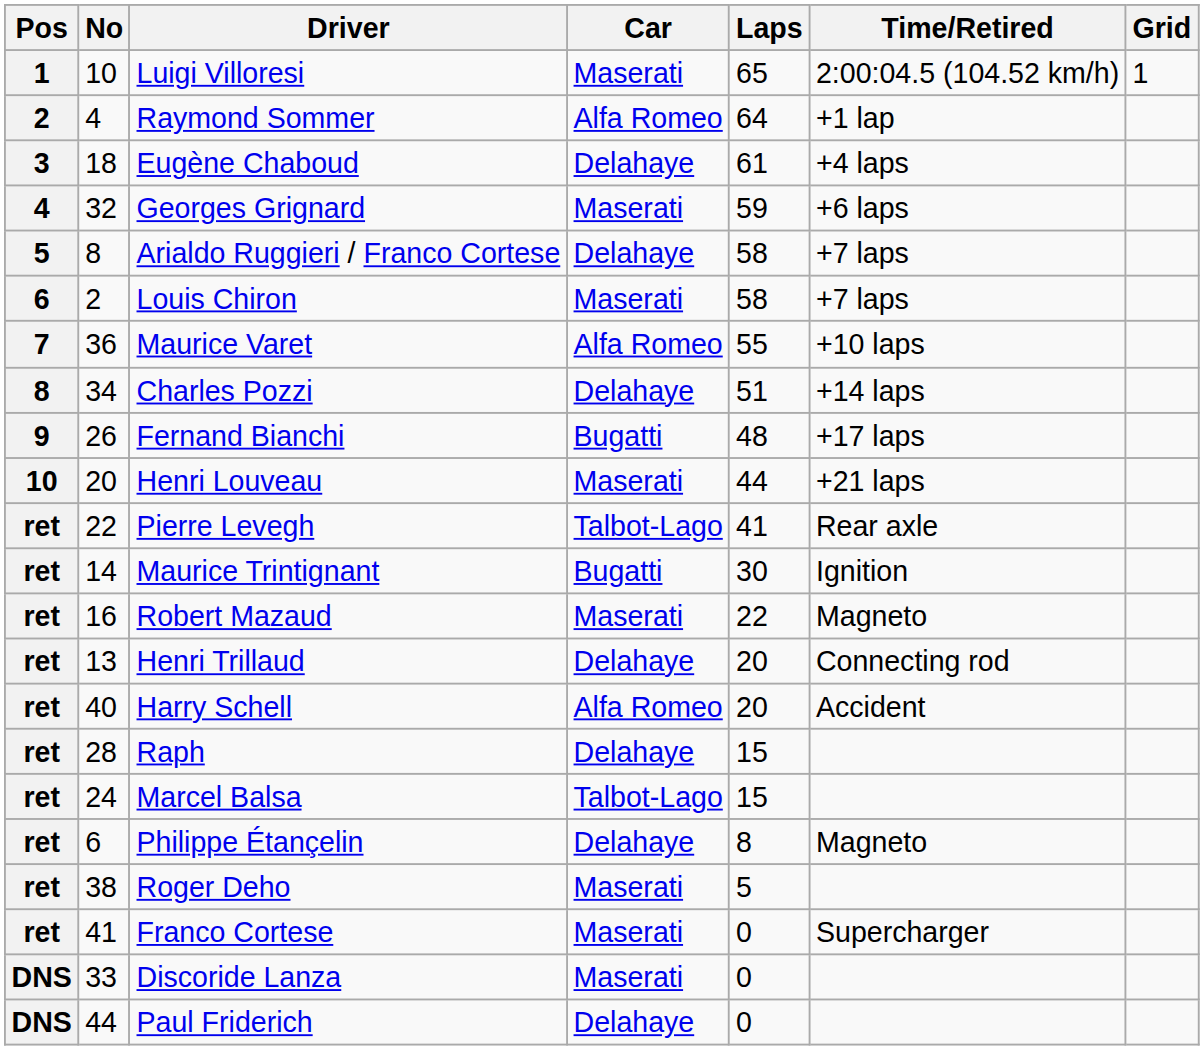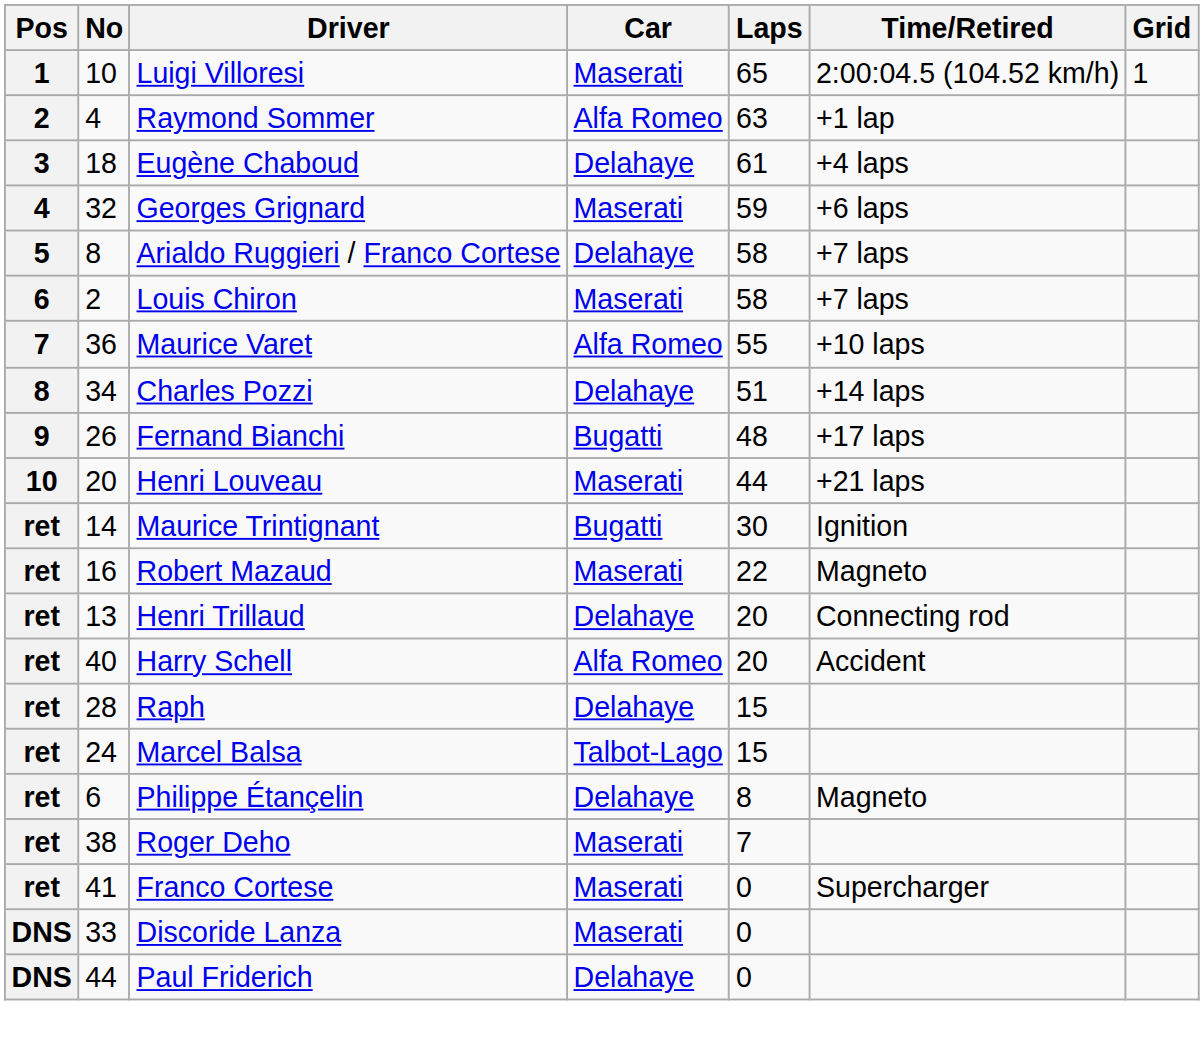(752, 118) 64 -> (752, 118) 63
- row: (225, 525)
(744, 887) 5 -> (744, 842) 7
